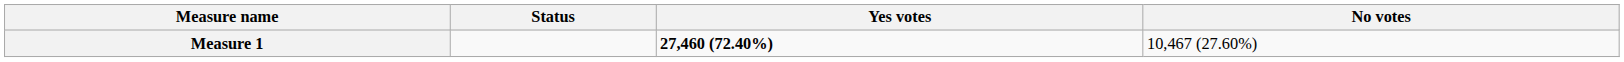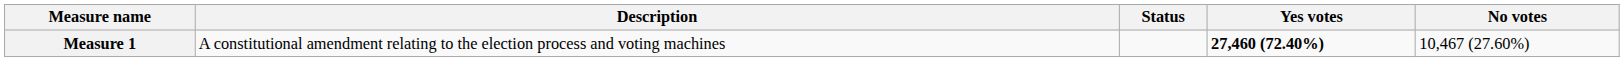+ column: (657, 17)
